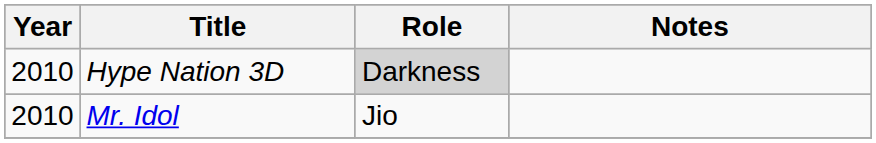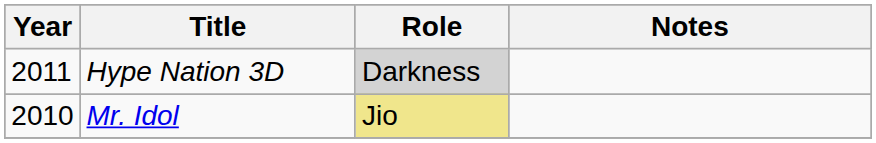(42, 71) 2010 -> (41, 71) 2011
(380, 115) no background -> (380, 115) khaki background
